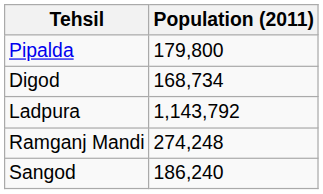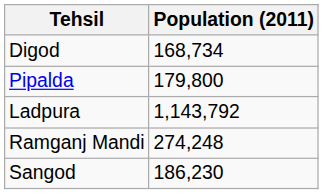rows swapped: (41, 50) <-> (34, 81)
(189, 173) 186,240 -> (189, 173) 186,230
